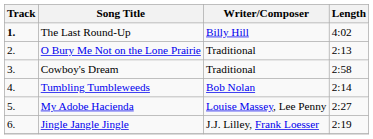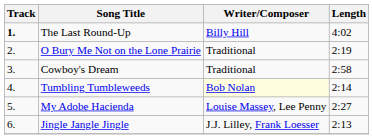(342, 51) 2:13 -> (342, 51) 2:19
(231, 88) no background -> (231, 88) lightyellow background
(342, 125) 2:19 -> (342, 125) 2:13
